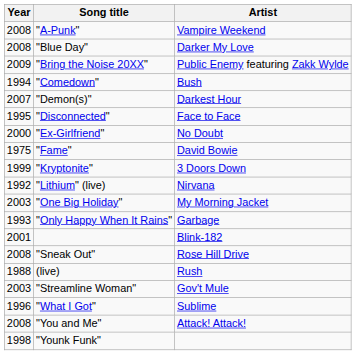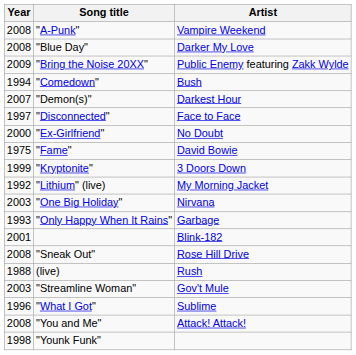(19, 116) 1995 -> (19, 116) 1997
(196, 185) Nirvana -> (223, 185) My Morning Jacket
(223, 202) My Morning Jacket -> (196, 202) Nirvana
